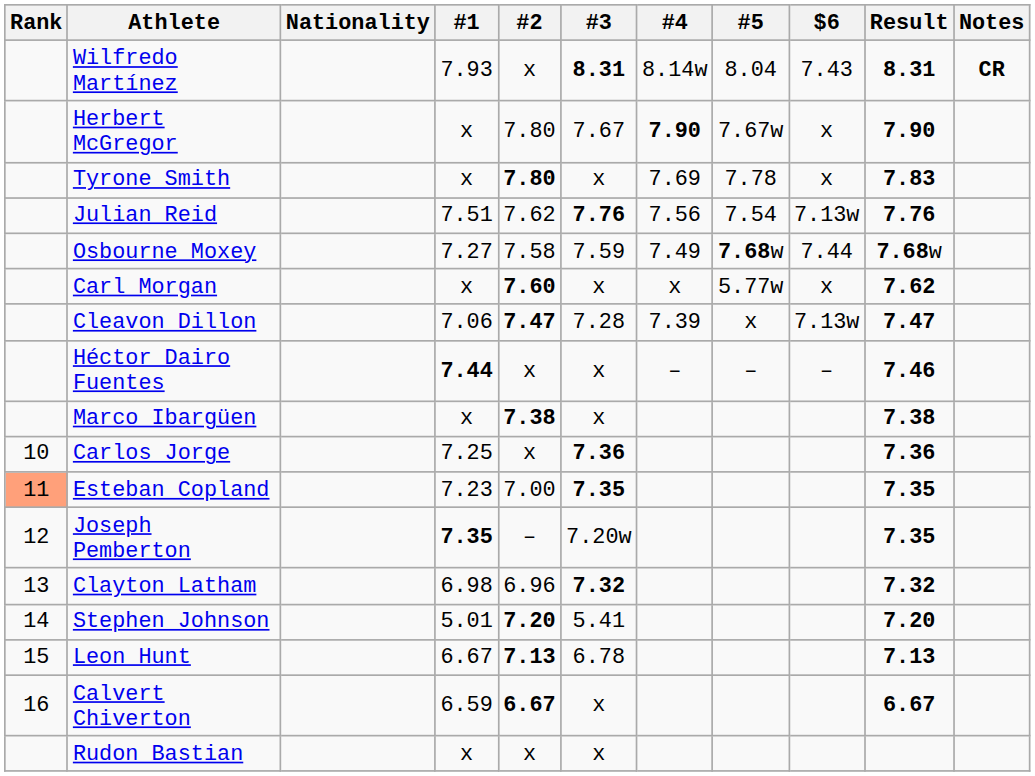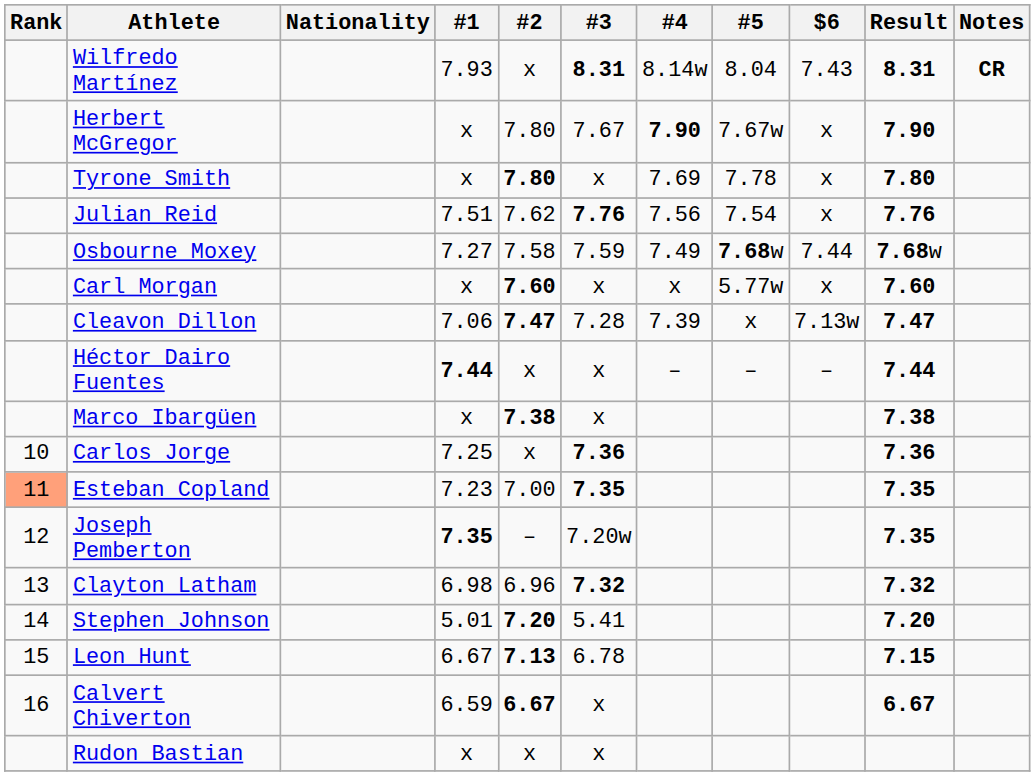(909, 180) 7.83 -> (909, 180) 7.80
(827, 215) 7.13w -> (827, 215) x
(909, 287) 7.62 -> (909, 287) 7.60
(909, 370) 7.46 -> (909, 370) 7.44
(909, 657) 7.13 -> (909, 657) 7.15
